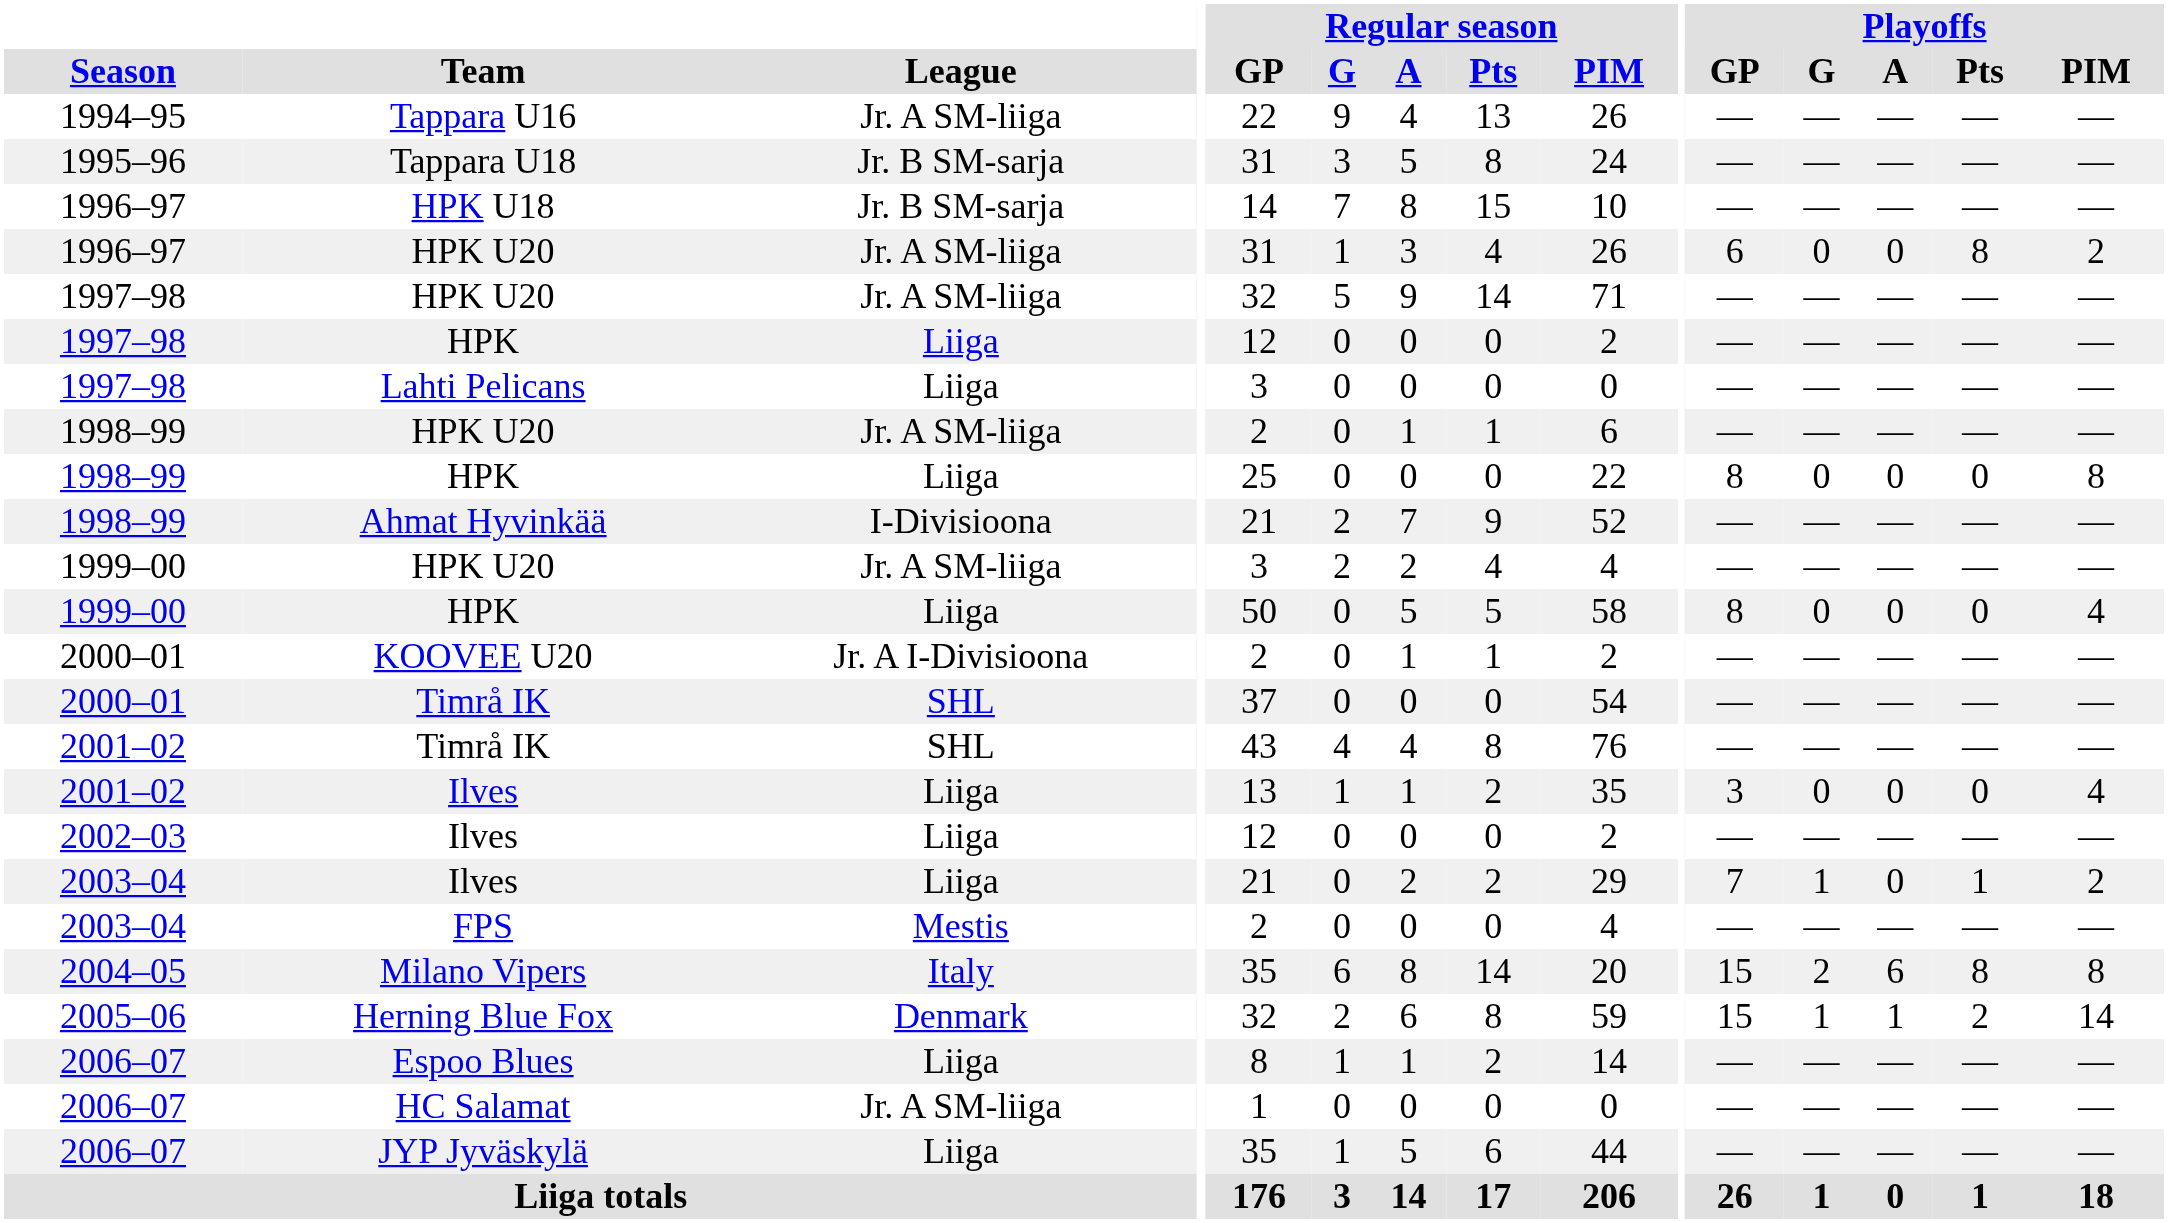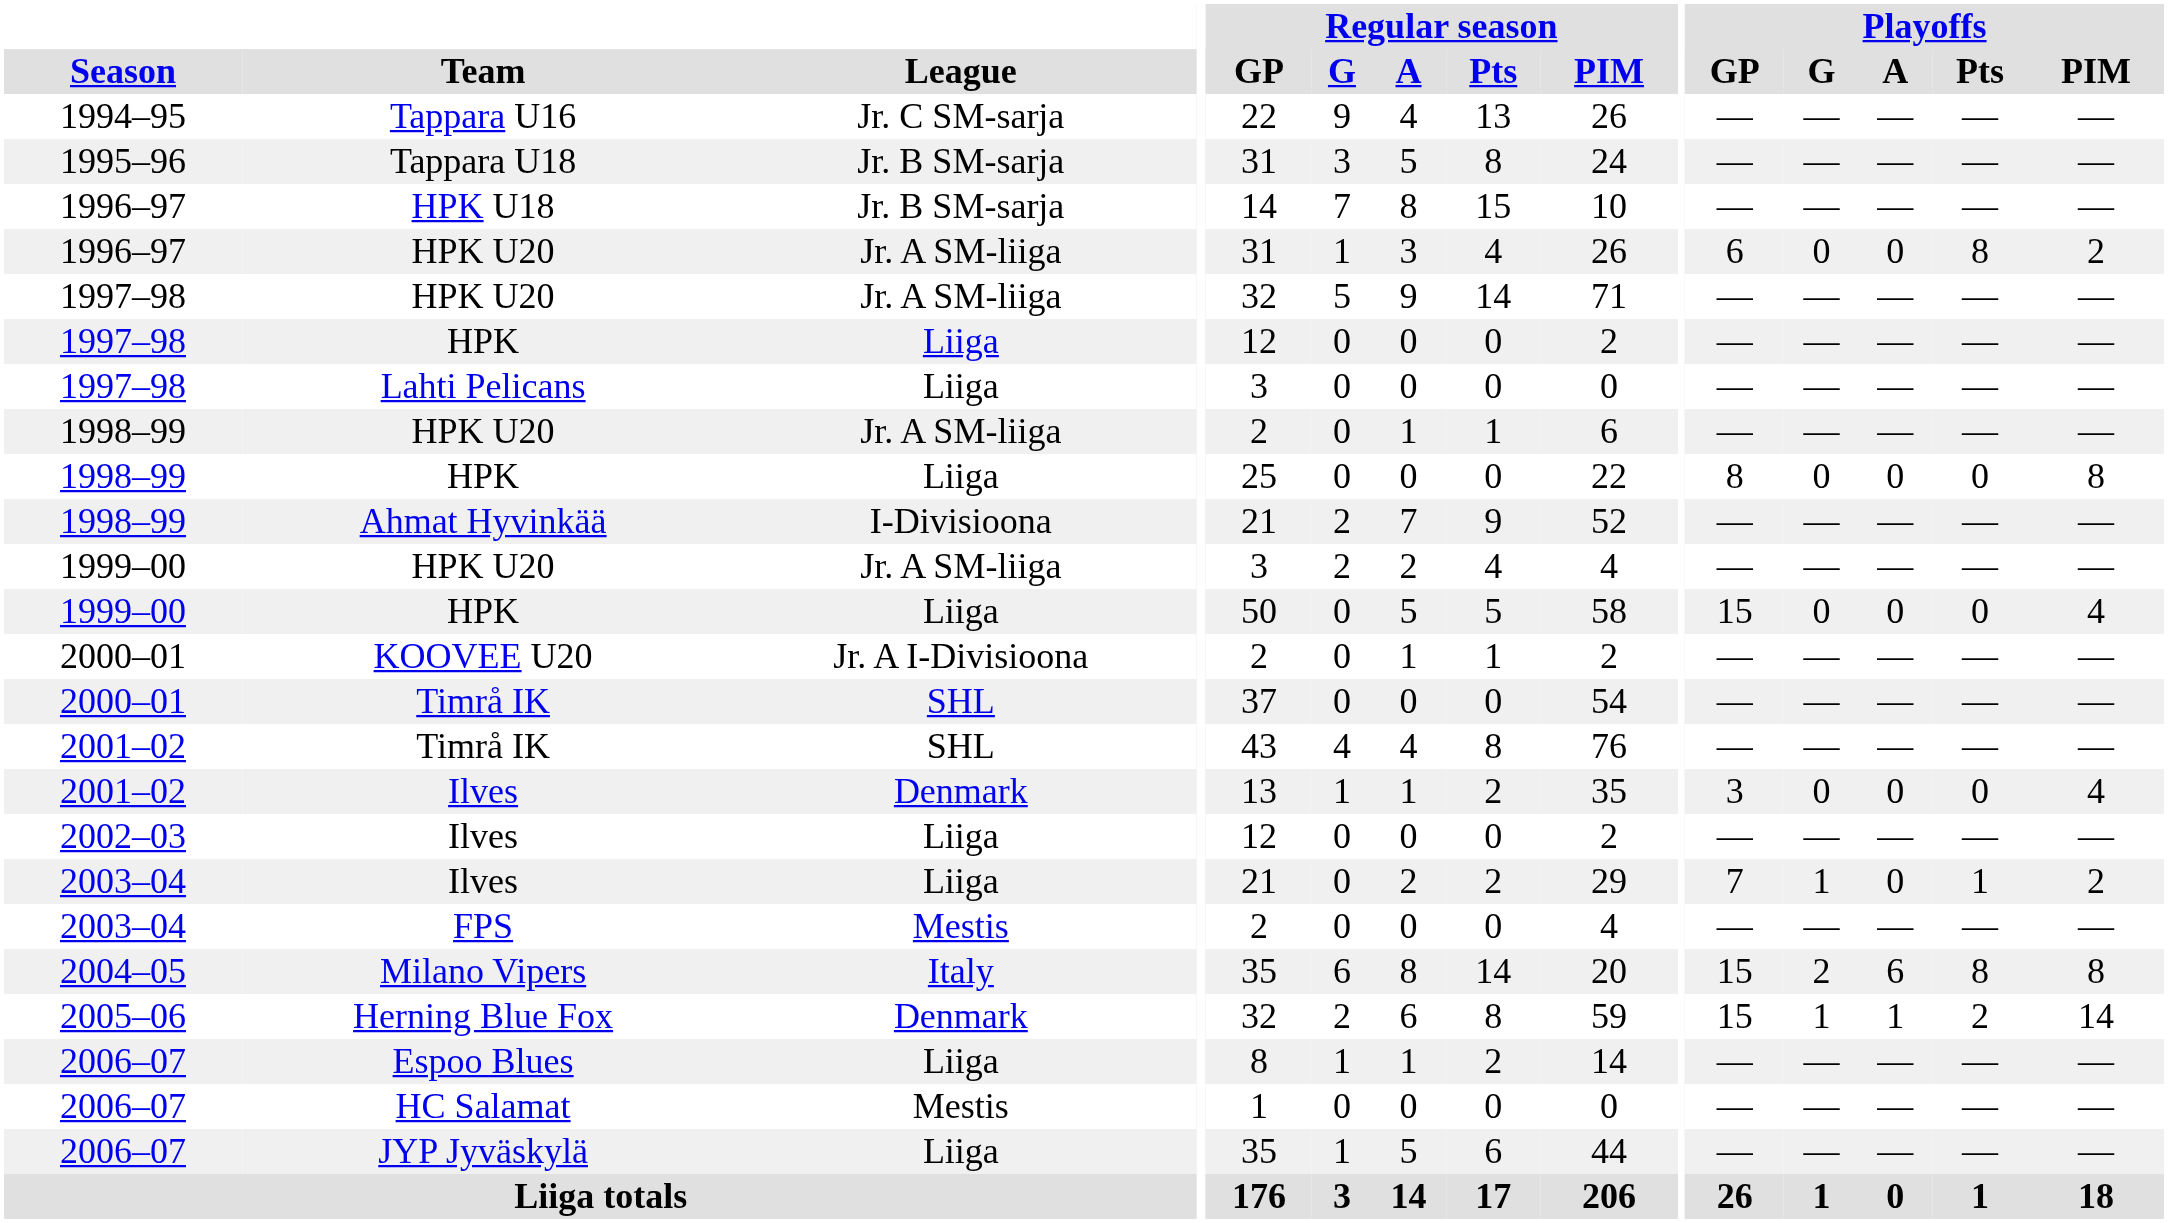(961, 115) Jr. A SM-liiga -> (961, 115) Jr. C SM-sarja
(1735, 610) 8 -> (1735, 610) 15
(961, 790) Liiga -> (961, 790) Denmark
(961, 1105) Jr. A SM-liiga -> (961, 1105) Mestis
